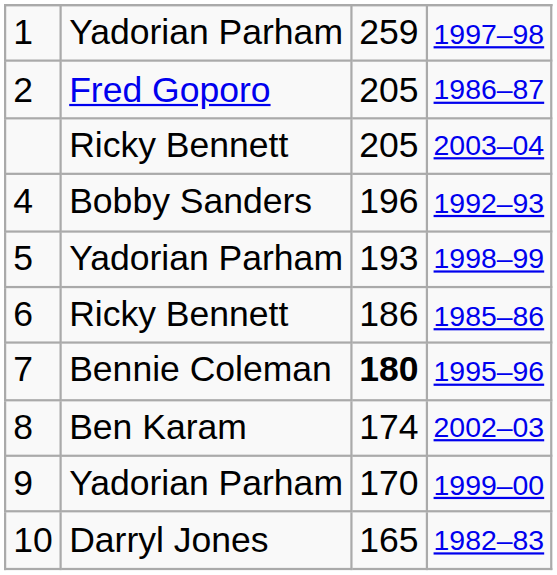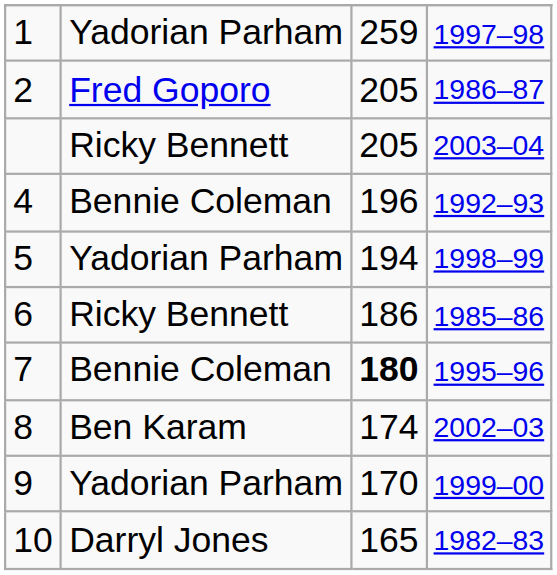(191, 201) Bobby Sanders -> (200, 201) Bennie Coleman
(389, 257) 193 -> (389, 257) 194
